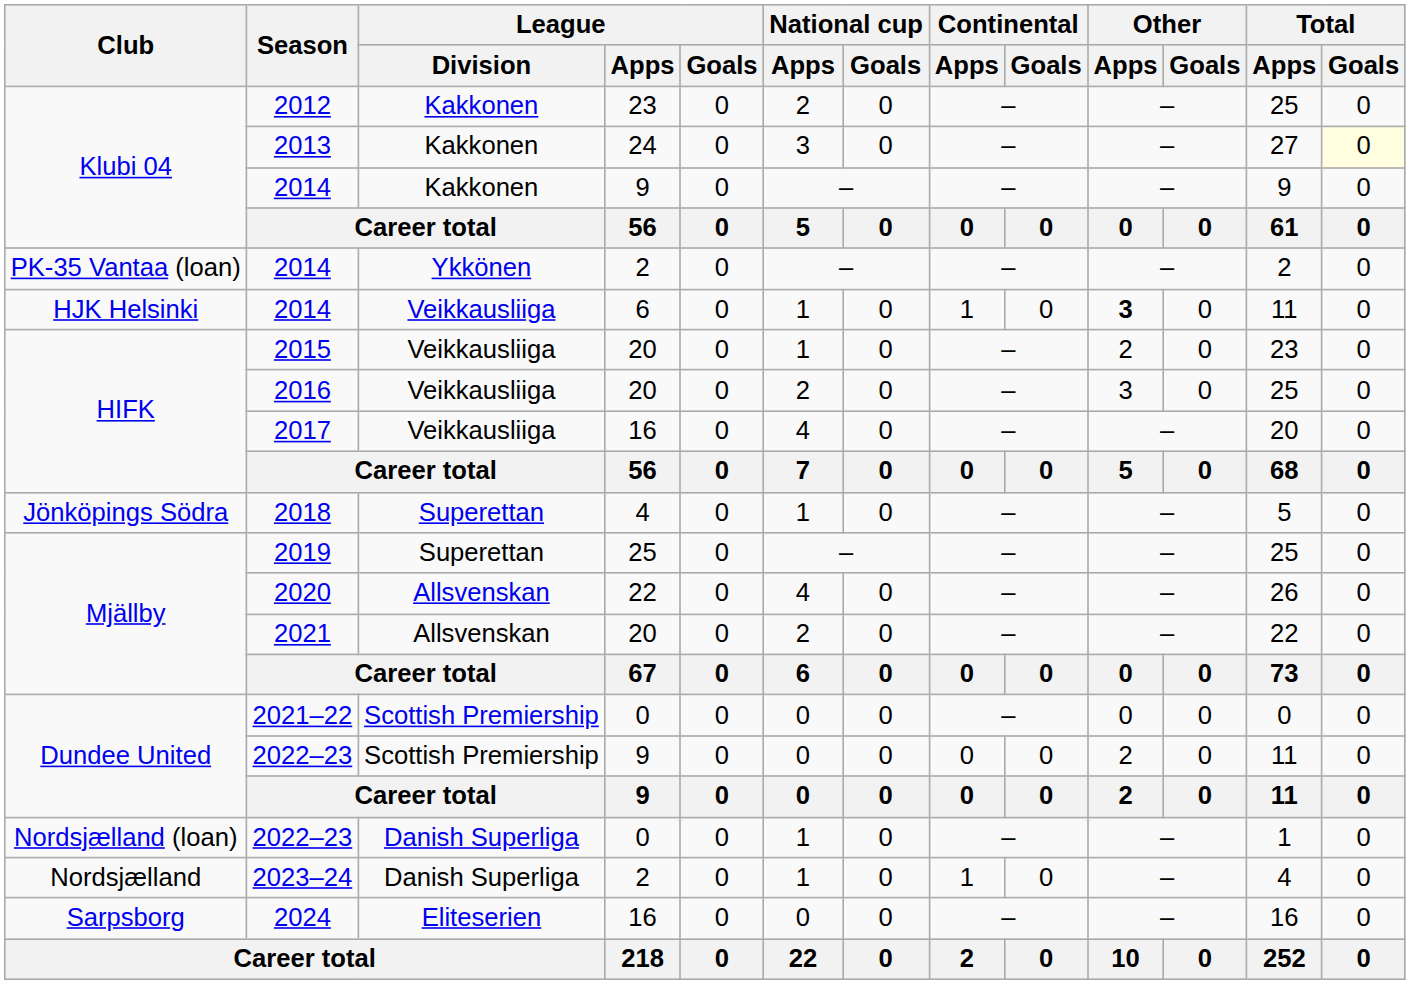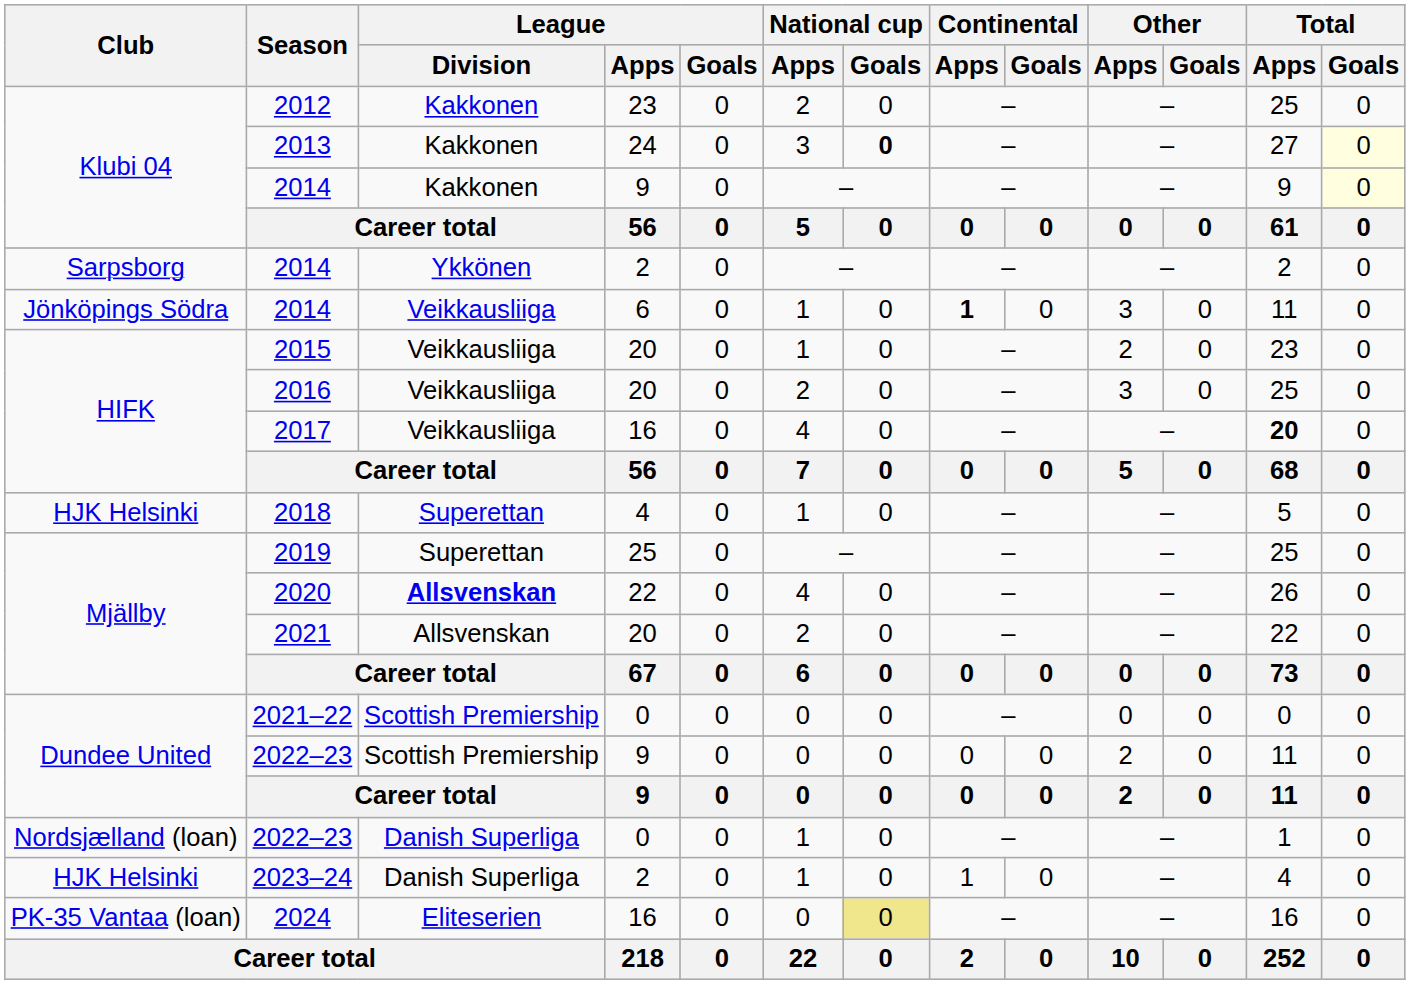(886, 146) normal -> (886, 146) bold
(1364, 187) no background -> (1364, 187) lightyellow background
(126, 268) PK-35 Vantaa (loan) -> (126, 268) Sarpsborg
(126, 308) HJK Helsinki -> (126, 308) Jönköpings Södra
(967, 308) normal -> (967, 308) bold
(1126, 308) bold -> (1126, 308) normal
(1284, 430) normal -> (1284, 430) bold
(126, 512) Jönköpings Södra -> (126, 512) HJK Helsinki
(481, 593) normal -> (481, 593) bold
(126, 877) Nordsjælland -> (126, 877) HJK Helsinki
(126, 918) Sarpsborg -> (126, 918) PK-35 Vantaa (loan)
(886, 918) no background -> (886, 918) khaki background
